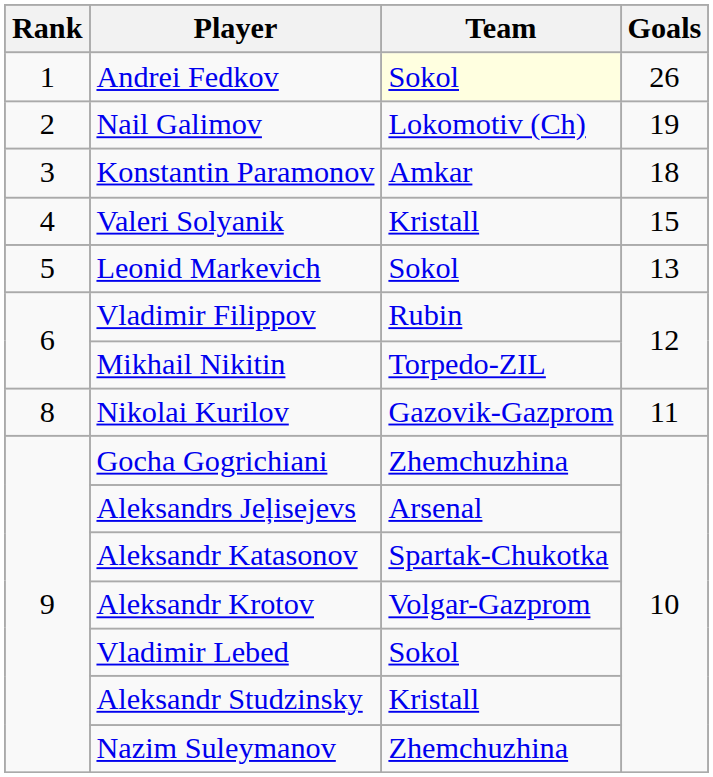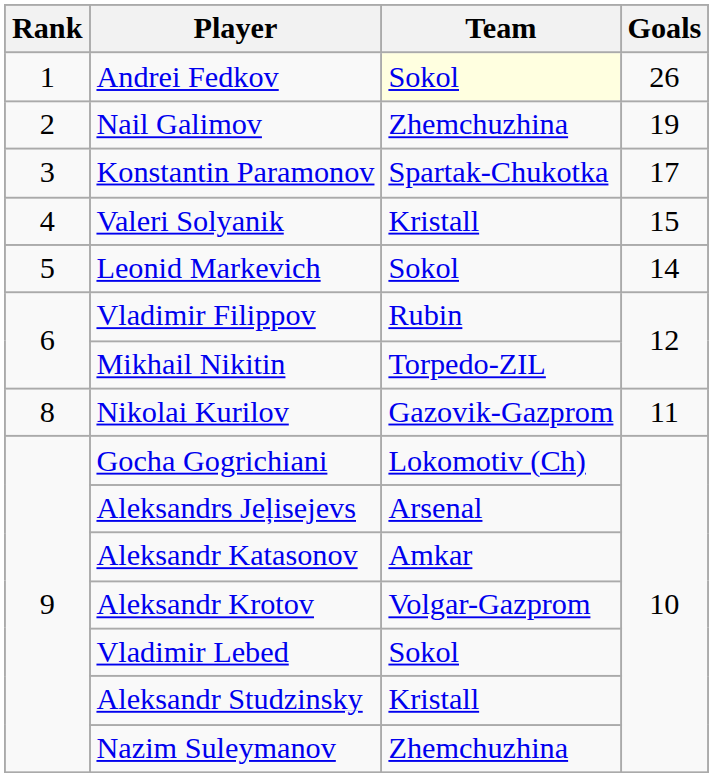(487, 124) Lokomotiv (Ch) -> (478, 124) Zhemchuzhina
(430, 172) Amkar -> (498, 172) Spartak-Chukotka
(664, 172) 18 -> (664, 172) 17
(664, 268) 13 -> (664, 268) 14
(478, 460) Zhemchuzhina -> (487, 460) Lokomotiv (Ch)
(498, 556) Spartak-Chukotka -> (430, 556) Amkar
